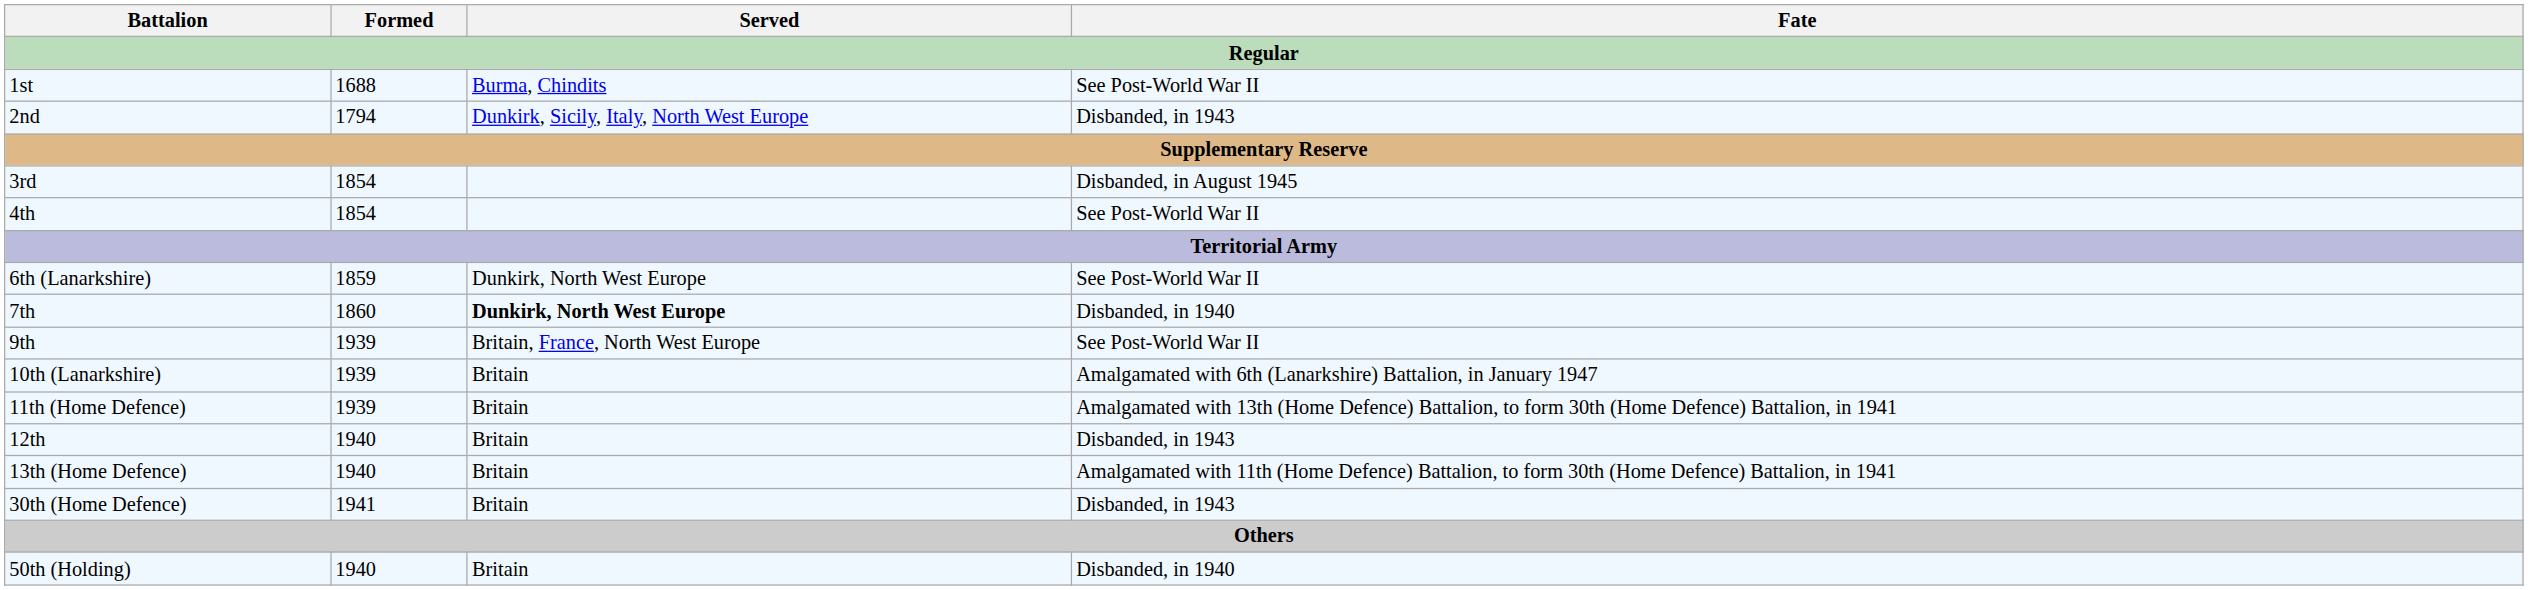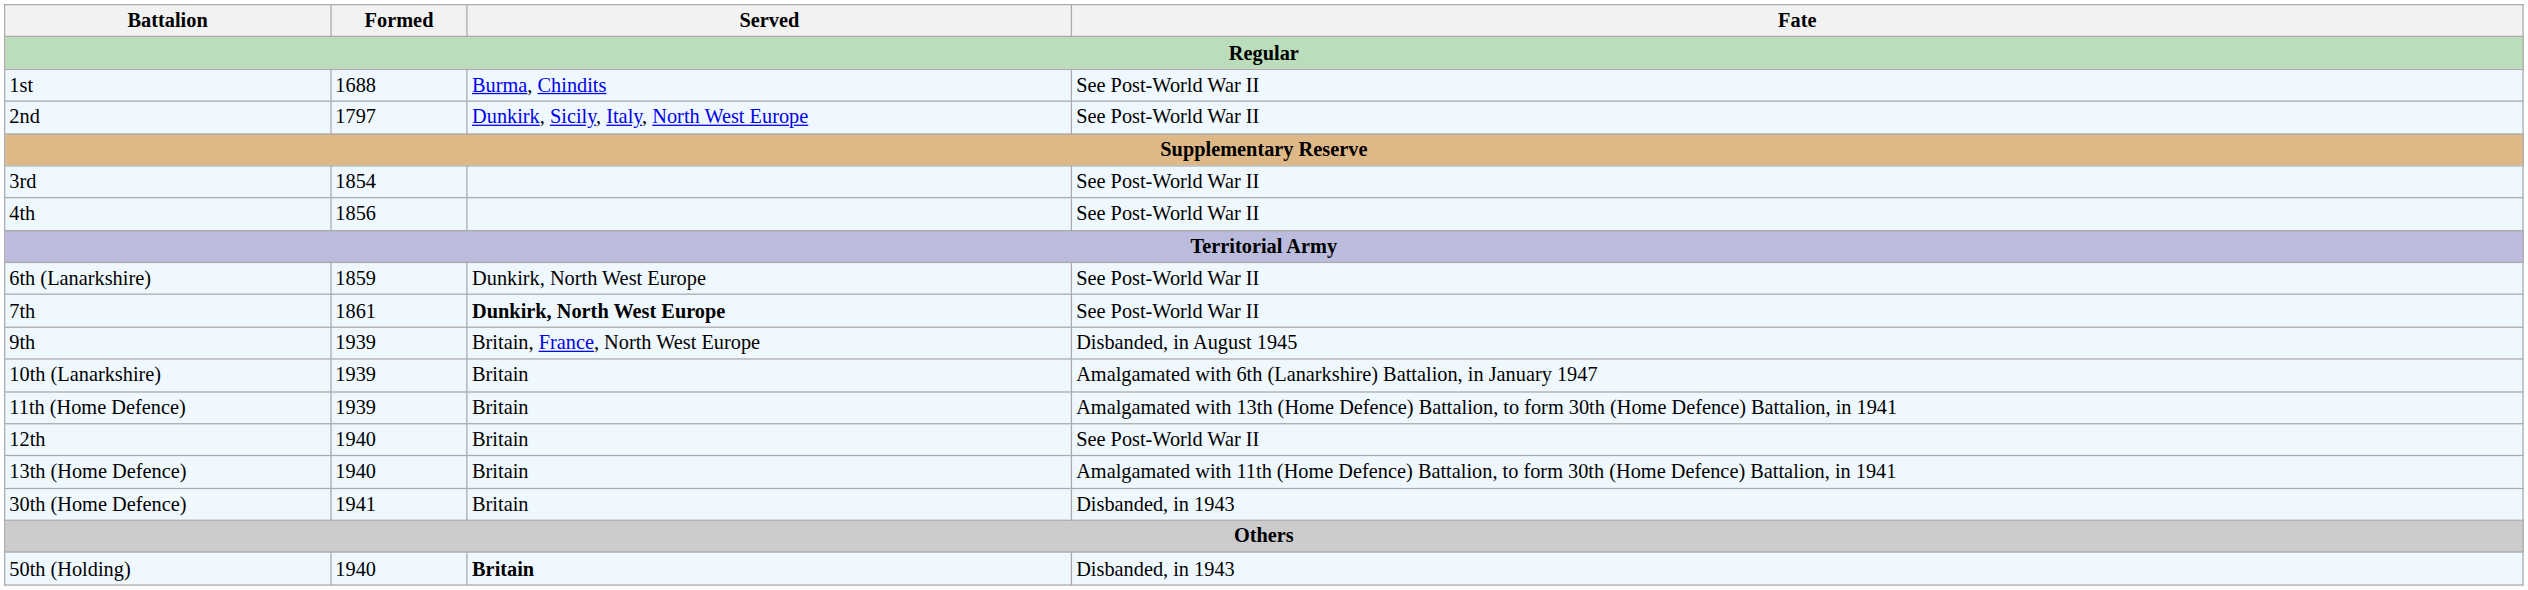(356, 117) 1794 -> (356, 117) 1797
(1155, 117) Disbanded, in 1943 -> (1168, 117) See Post-World War II
(1187, 181) Disbanded, in August 1945 -> (1168, 181) See Post-World War II
(356, 213) 1854 -> (356, 213) 1856
(356, 310) 1860 -> (356, 310) 1861
(1155, 310) Disbanded, in 1940 -> (1168, 310) See Post-World War II
(1168, 342) See Post-World War II -> (1187, 342) Disbanded, in August 1945
(1155, 439) Disbanded, in 1943 -> (1168, 439) See Post-World War II
(500, 568) normal -> (503, 568) bold
(1155, 568) Disbanded, in 1940 -> (1155, 568) Disbanded, in 1943
